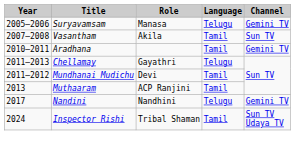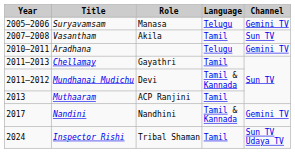(216, 50) Tamil -> (218, 50) Telugu
(218, 62) Telugu -> (216, 62) Tamil
(216, 75) Tamil -> (220, 80) Tamil & Kannada
(218, 101) Telugu -> (220, 115) Tamil & Kannada
